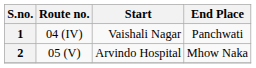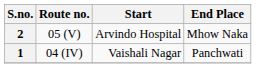rows swapped: (20, 33) <-> (20, 53)
